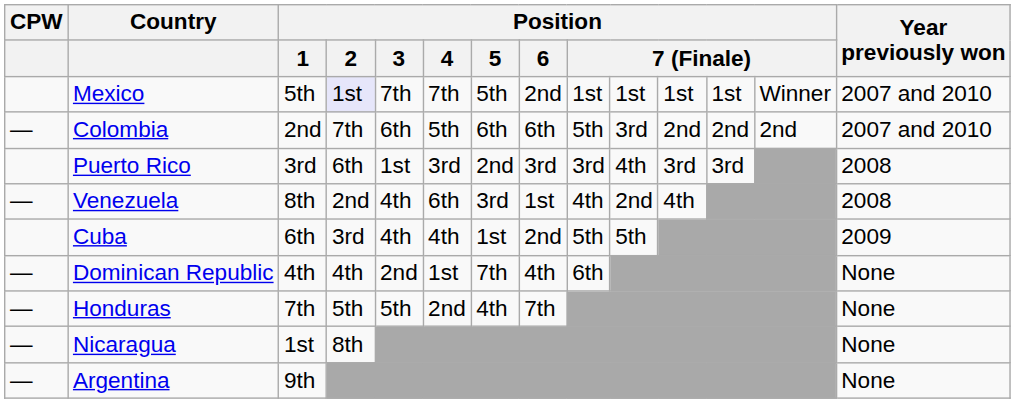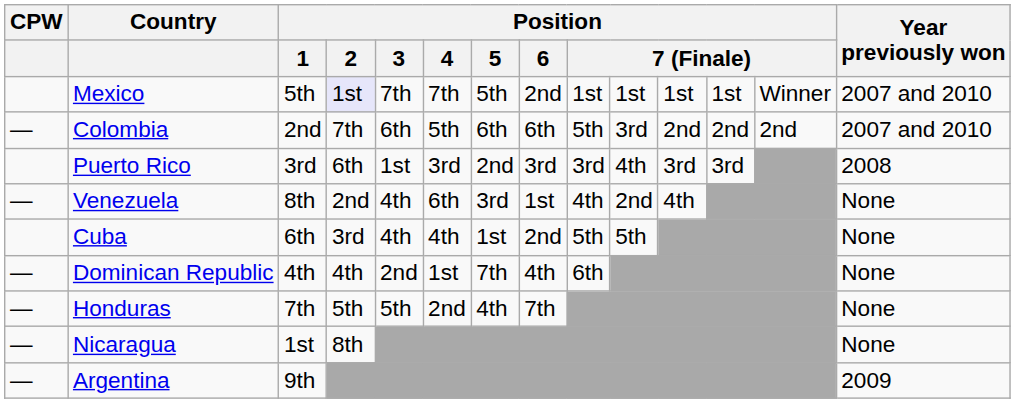(866, 201) 2008 -> (868, 201) None
(866, 237) 2009 -> (868, 237) None
(868, 380) None -> (866, 380) 2009
